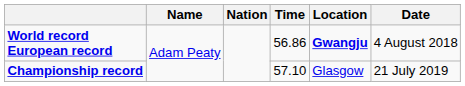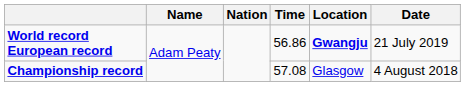(416, 43) 4 August 2018 -> (411, 43) 21 July 2019
(290, 71) 57.10 -> (290, 71) 57.08
(411, 71) 21 July 2019 -> (416, 71) 4 August 2018
